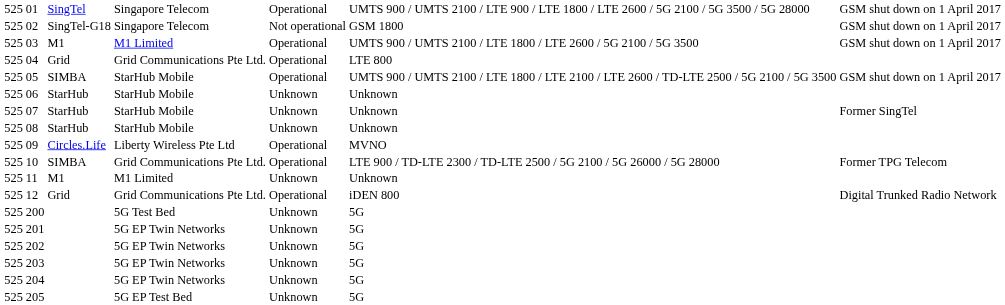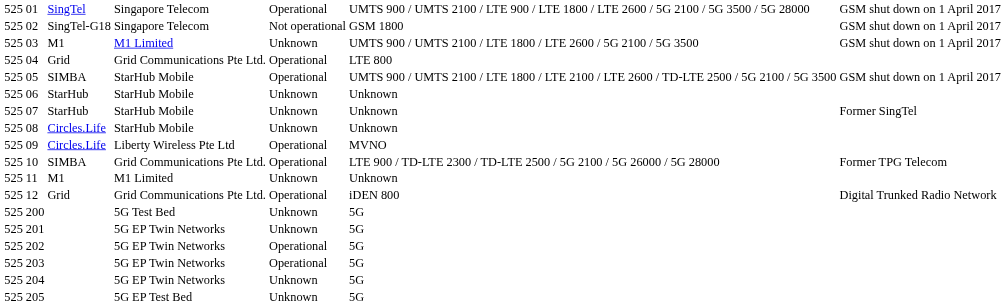(298, 43) Operational -> (293, 43) Unknown
(68, 127) StarHub -> (77, 127) Circles.Life
(293, 246) Unknown -> (298, 246) Operational
(293, 263) Unknown -> (298, 263) Operational
